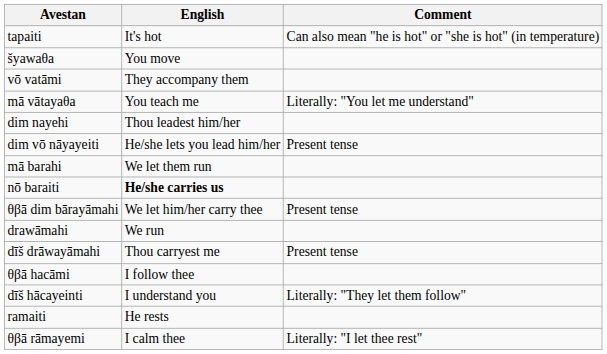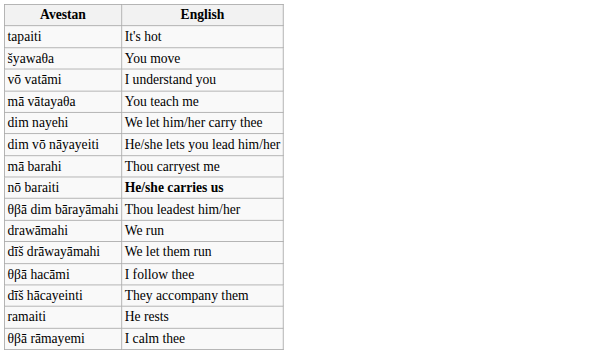- column: (443, 15)
(187, 79) They accompany them -> (170, 79) I understand you
(182, 123) Thou leadest him/her -> (194, 123) We let him/her carry thee
(168, 166) We let them run -> (172, 166) Thou carryest me
(194, 209) We let him/her carry thee -> (182, 209) Thou leadest him/her
(172, 252) Thou carryest me -> (168, 252) We let them run
(170, 295) I understand you -> (187, 295) They accompany them
